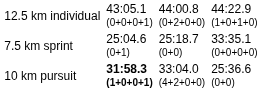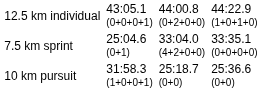(179, 45) 25:18.7 (0+0) -> (182, 45) 33:04.0 (4+2+0+0)
(130, 75) bold -> (130, 75) normal
(182, 75) 33:04.0 (4+2+0+0) -> (179, 75) 25:18.7 (0+0)
